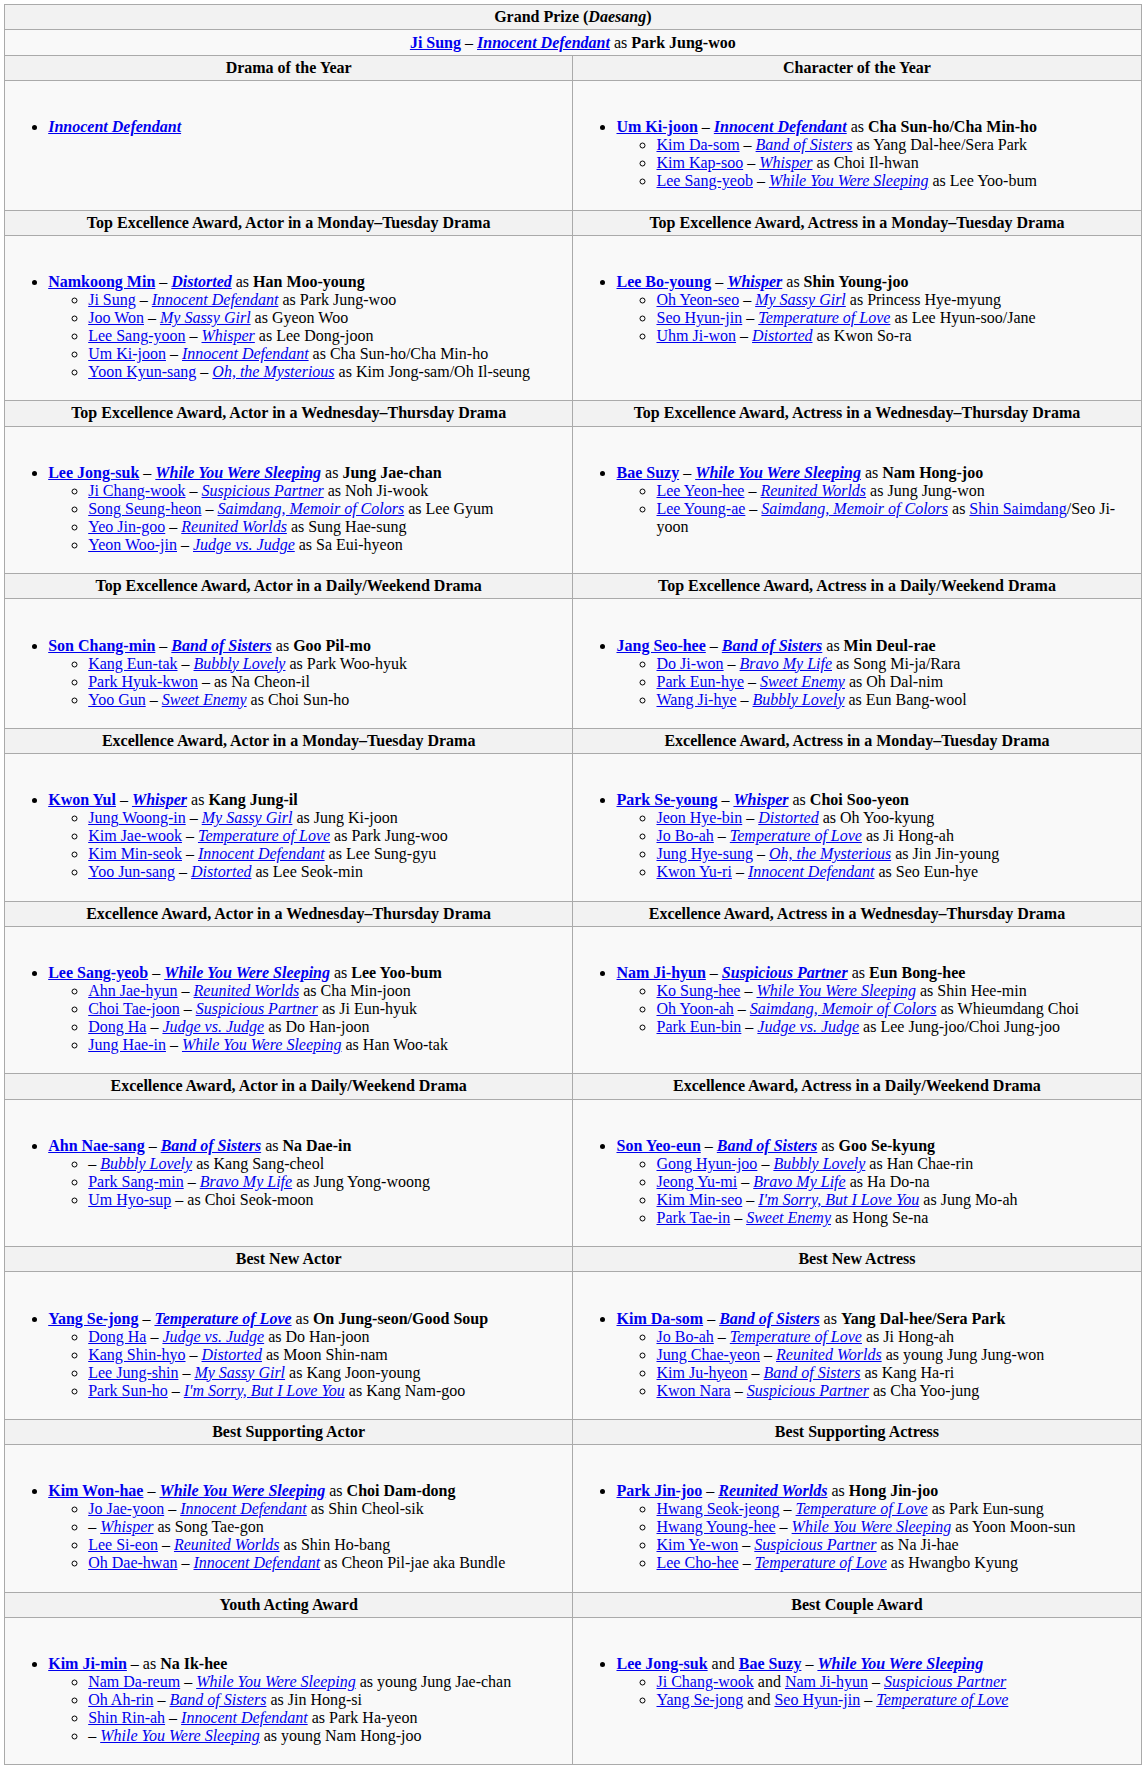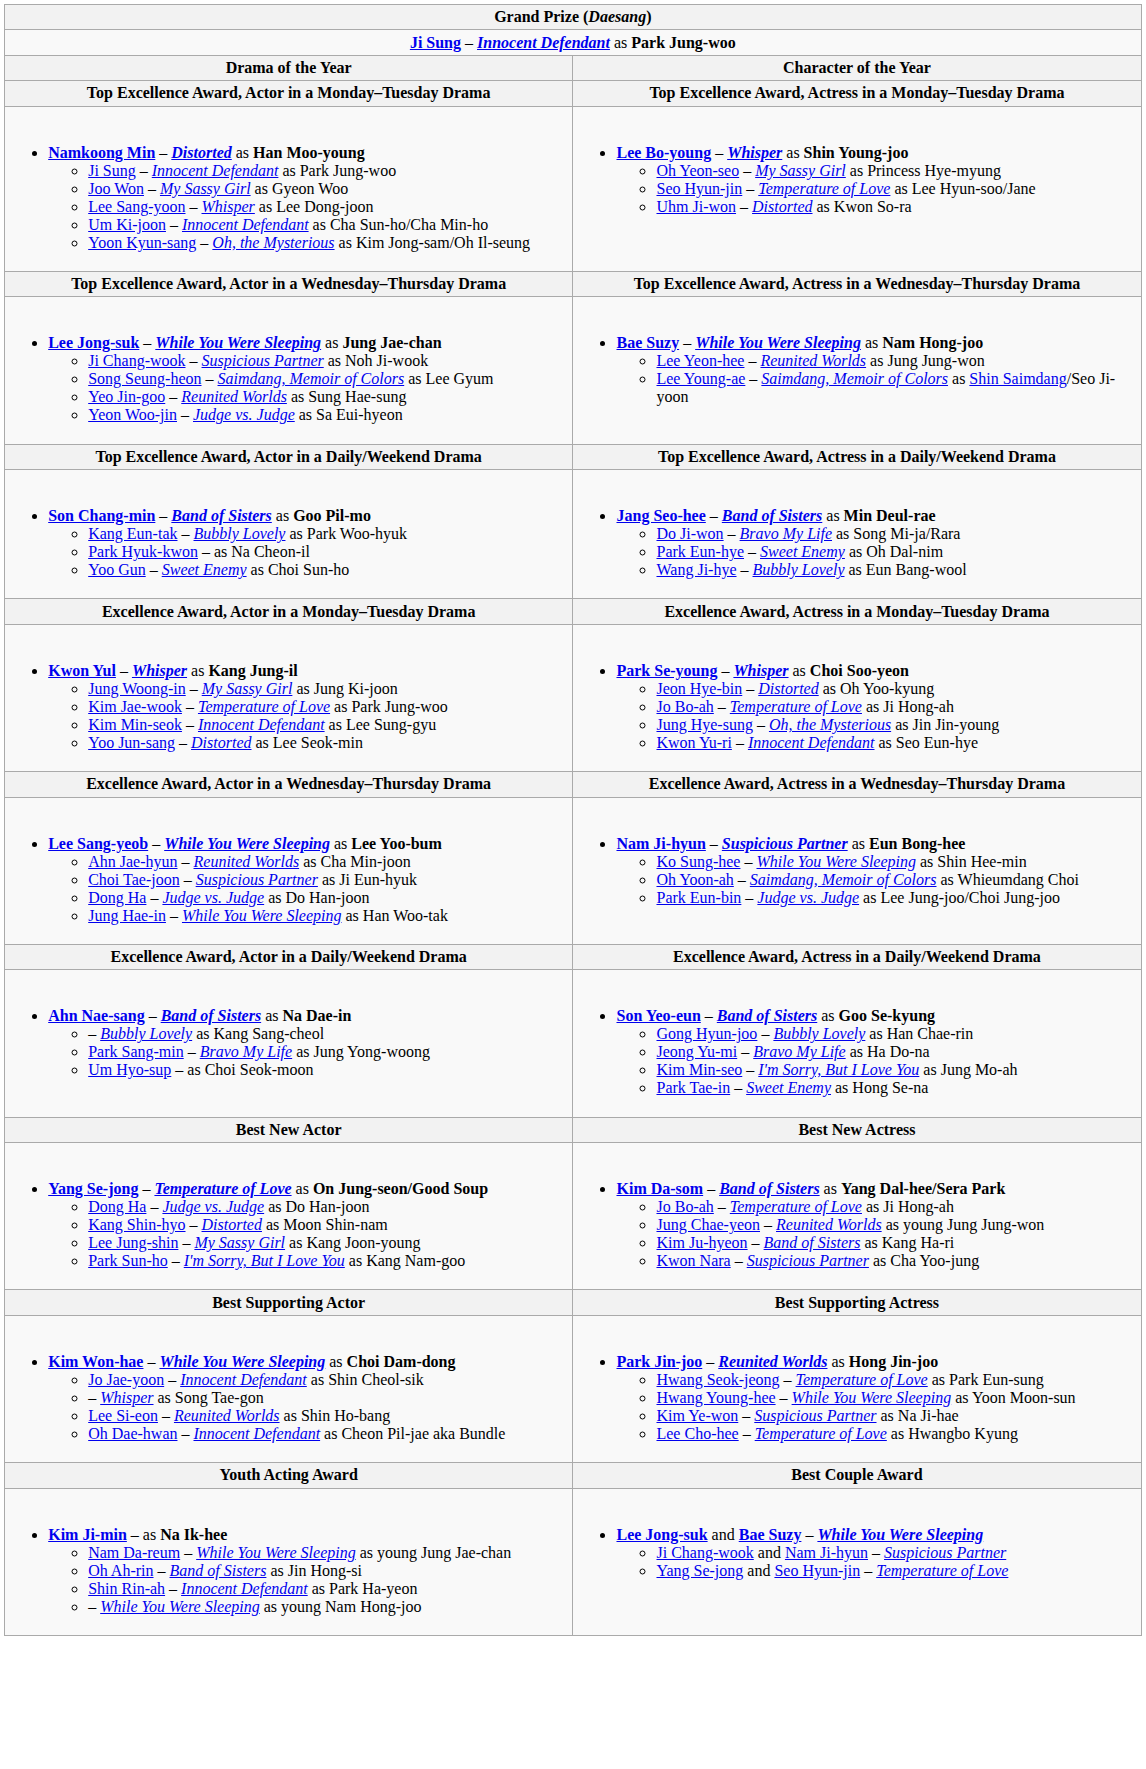- row: (289, 127)
